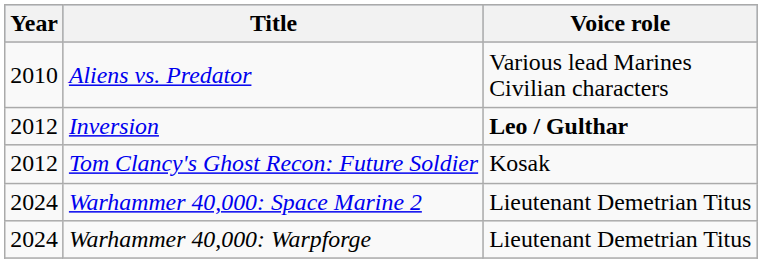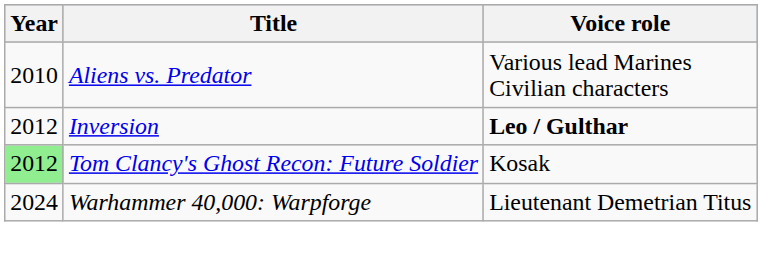(34, 163) no background -> (34, 163) lightgreen background
- row: (245, 201)
